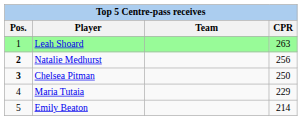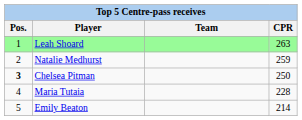(18, 60) bold -> (18, 60) normal
(283, 60) 256 -> (283, 60) 259
(283, 92) 229 -> (283, 92) 228
